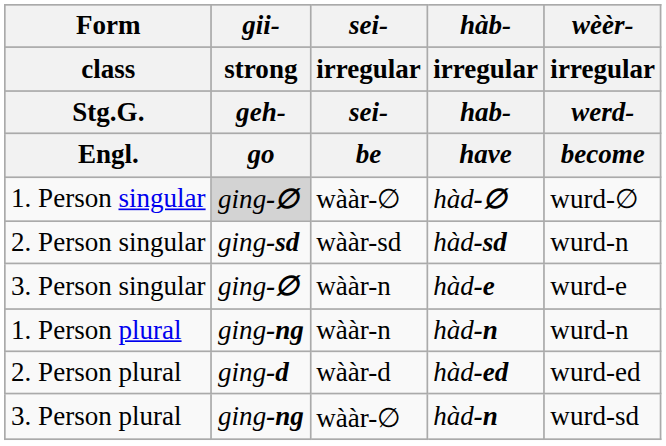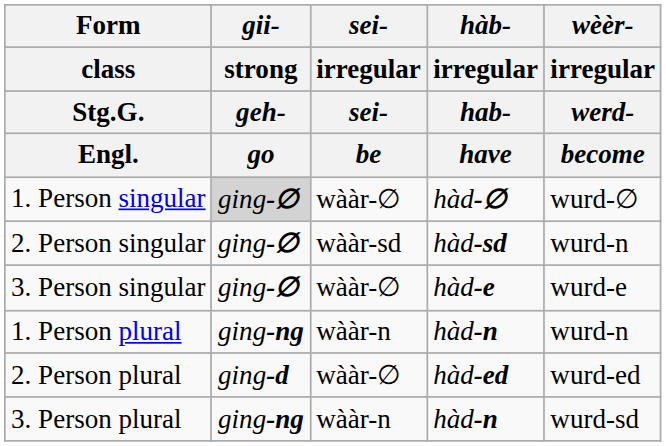(259, 242) ging-sd -> (258, 243) ging-∅
(353, 285) wààr-n -> (359, 288) wààr-∅
(353, 372) wààr-d -> (359, 375) wààr-∅
(359, 416) wààr-∅ -> (353, 418) wààr-n
